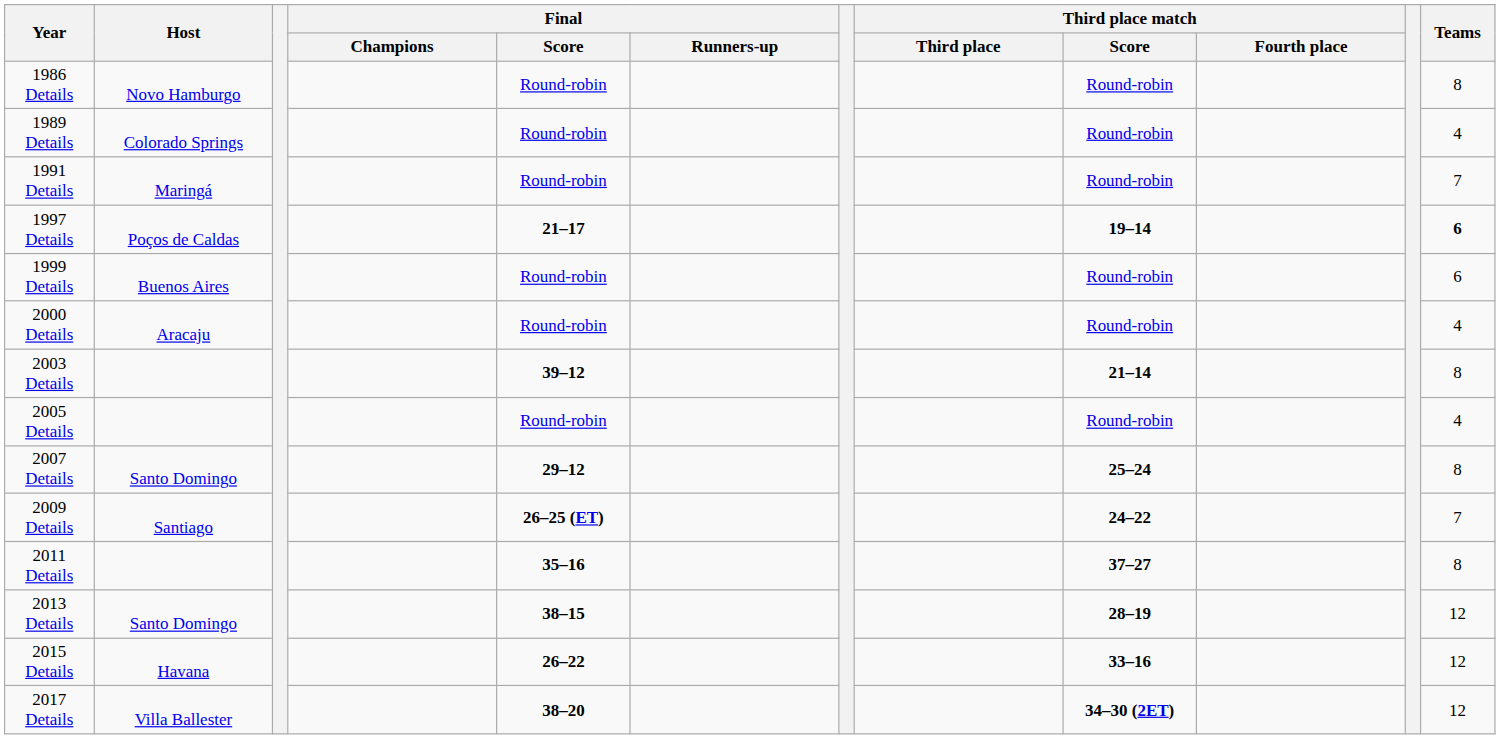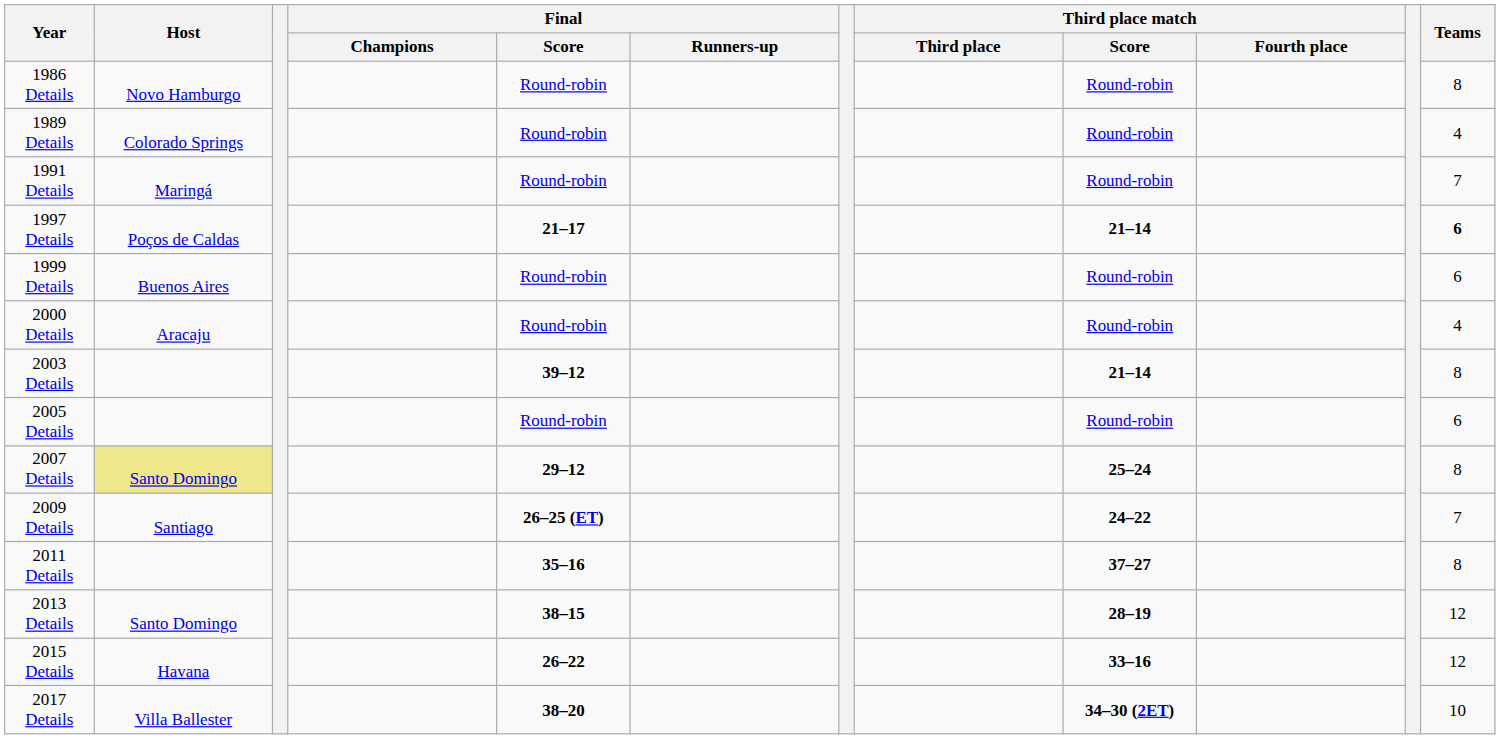(1130, 229) 19–14 -> (1130, 229) 21–14
(1458, 421) 4 -> (1458, 421) 6
(183, 479) no background -> (183, 479) khaki background
(1458, 710) 12 -> (1458, 710) 10
